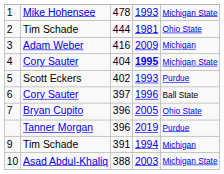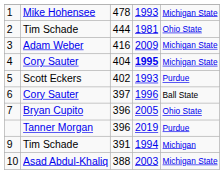(179, 46) Michigan -> (190, 46) Michigan State
